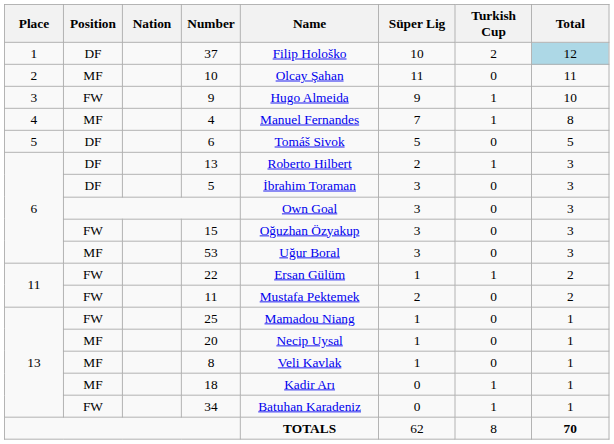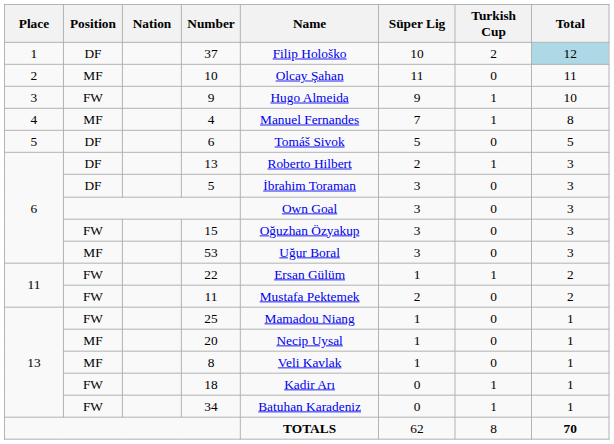(93, 384) MF -> (93, 384) FW
